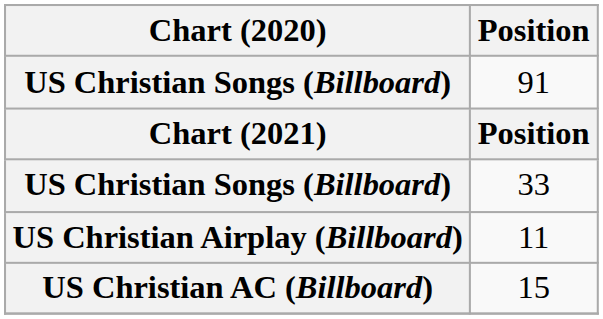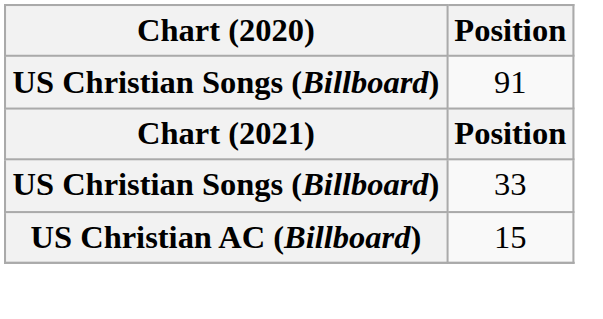- row: (534, 236)
